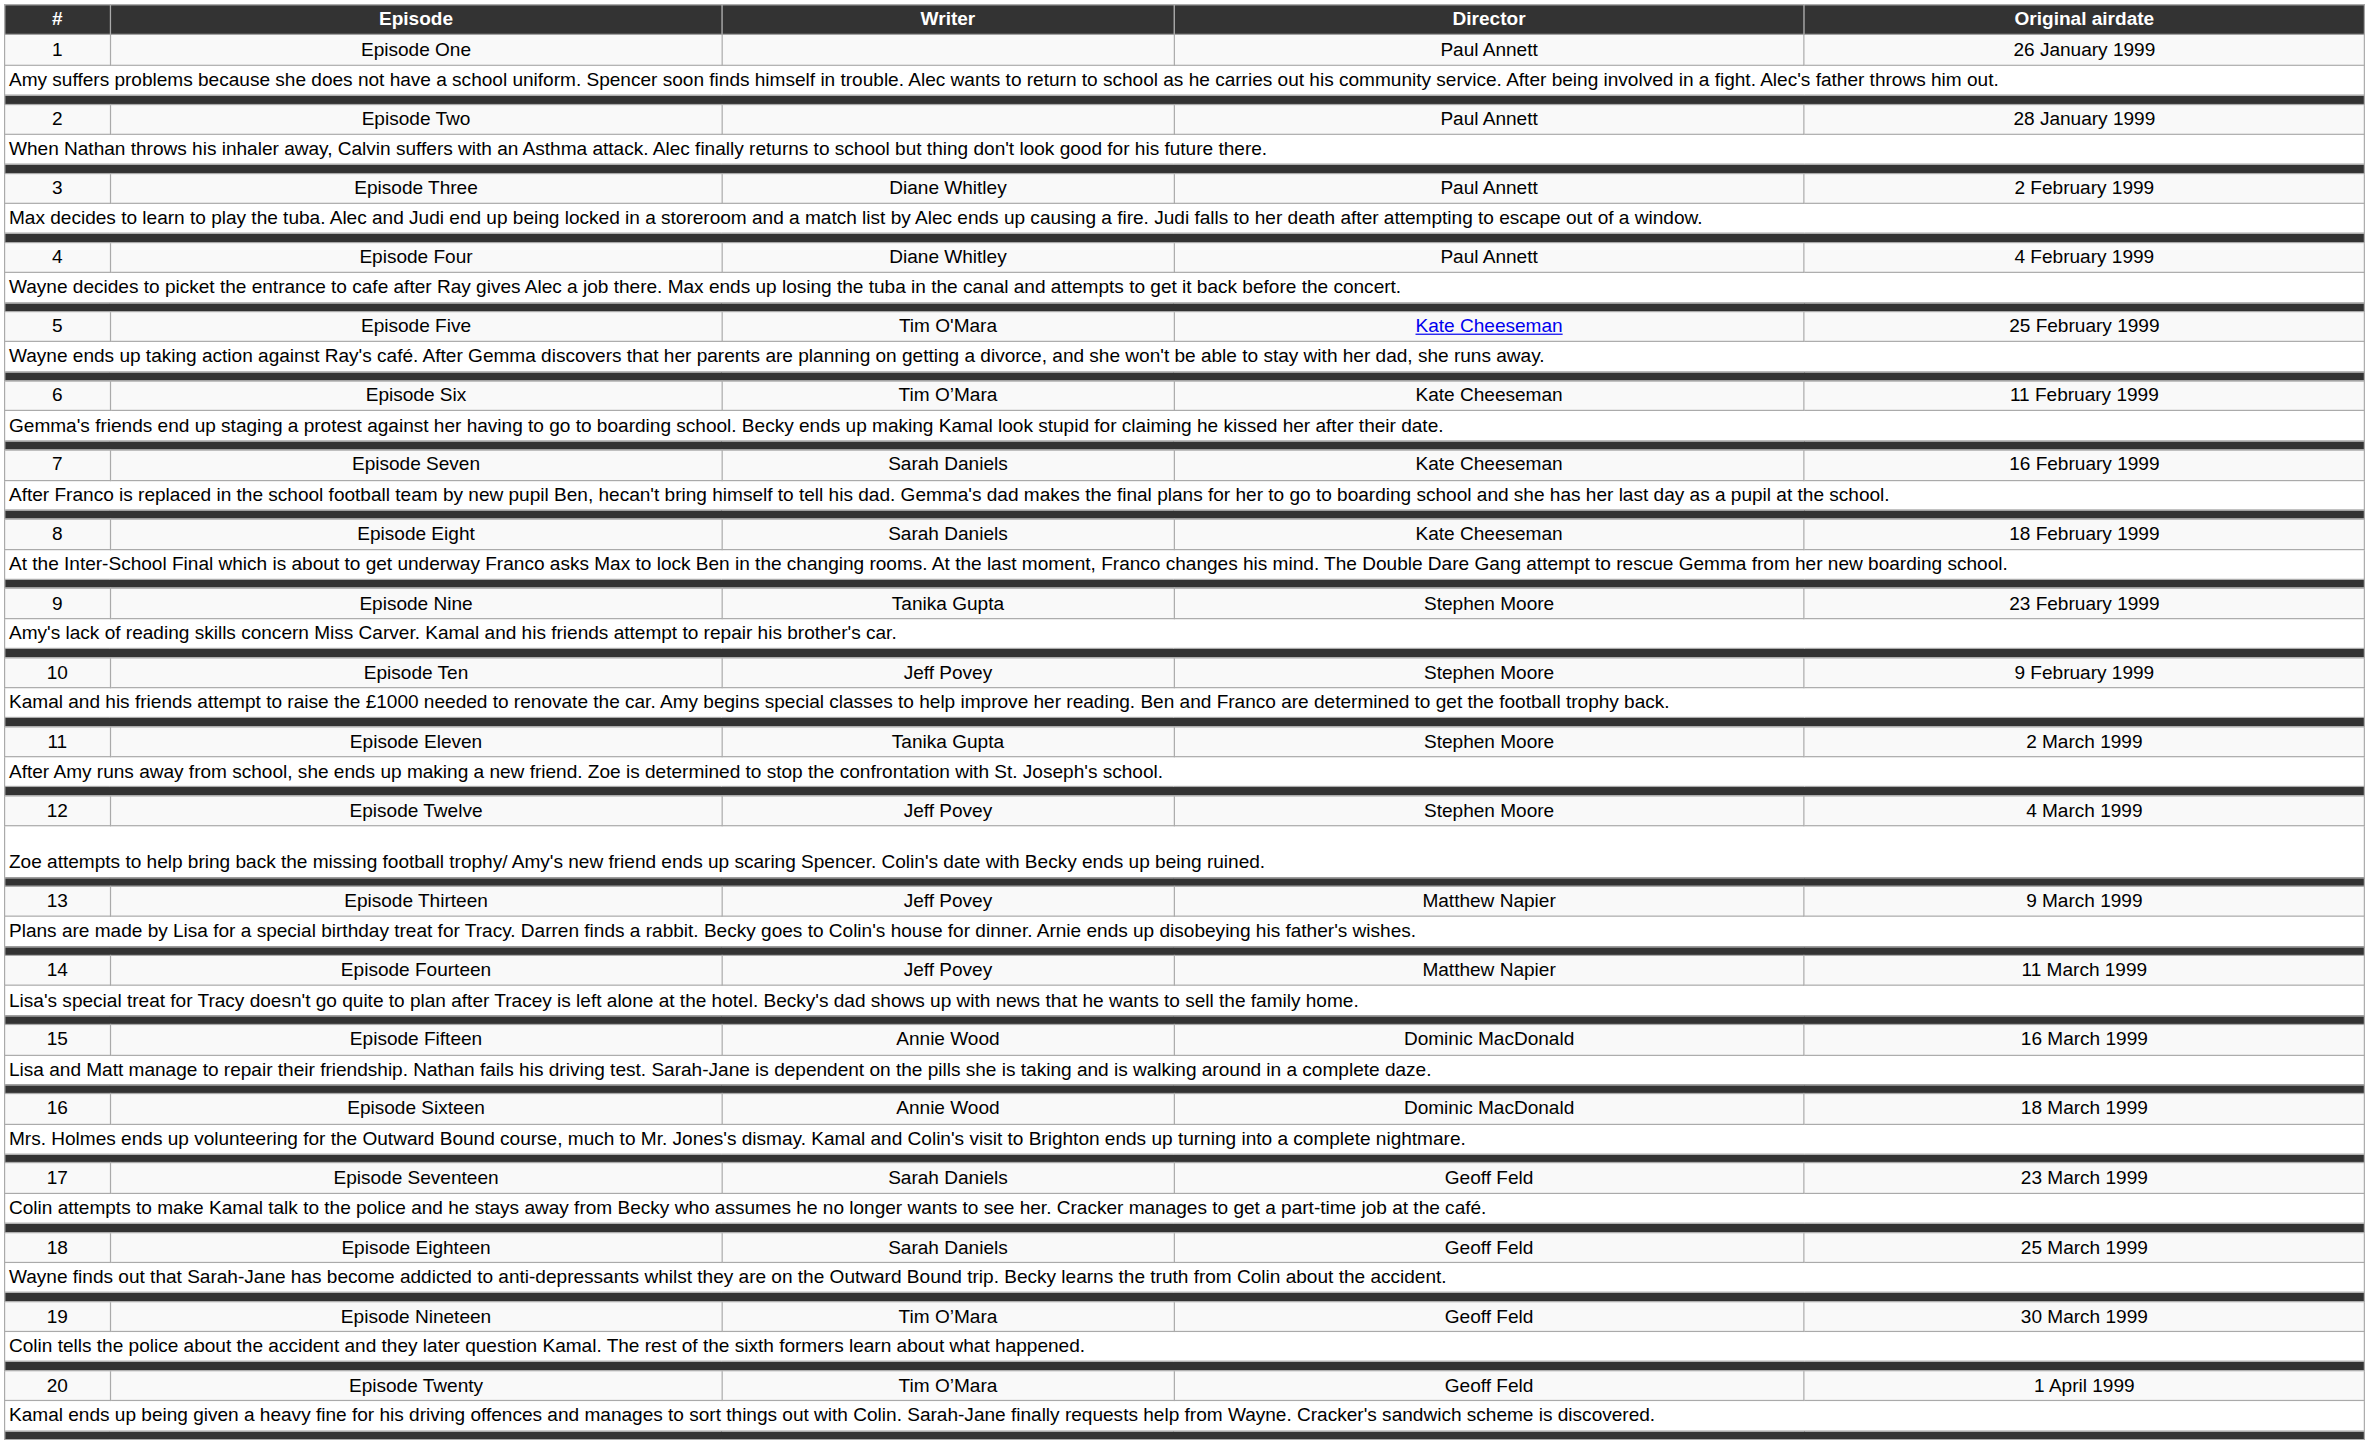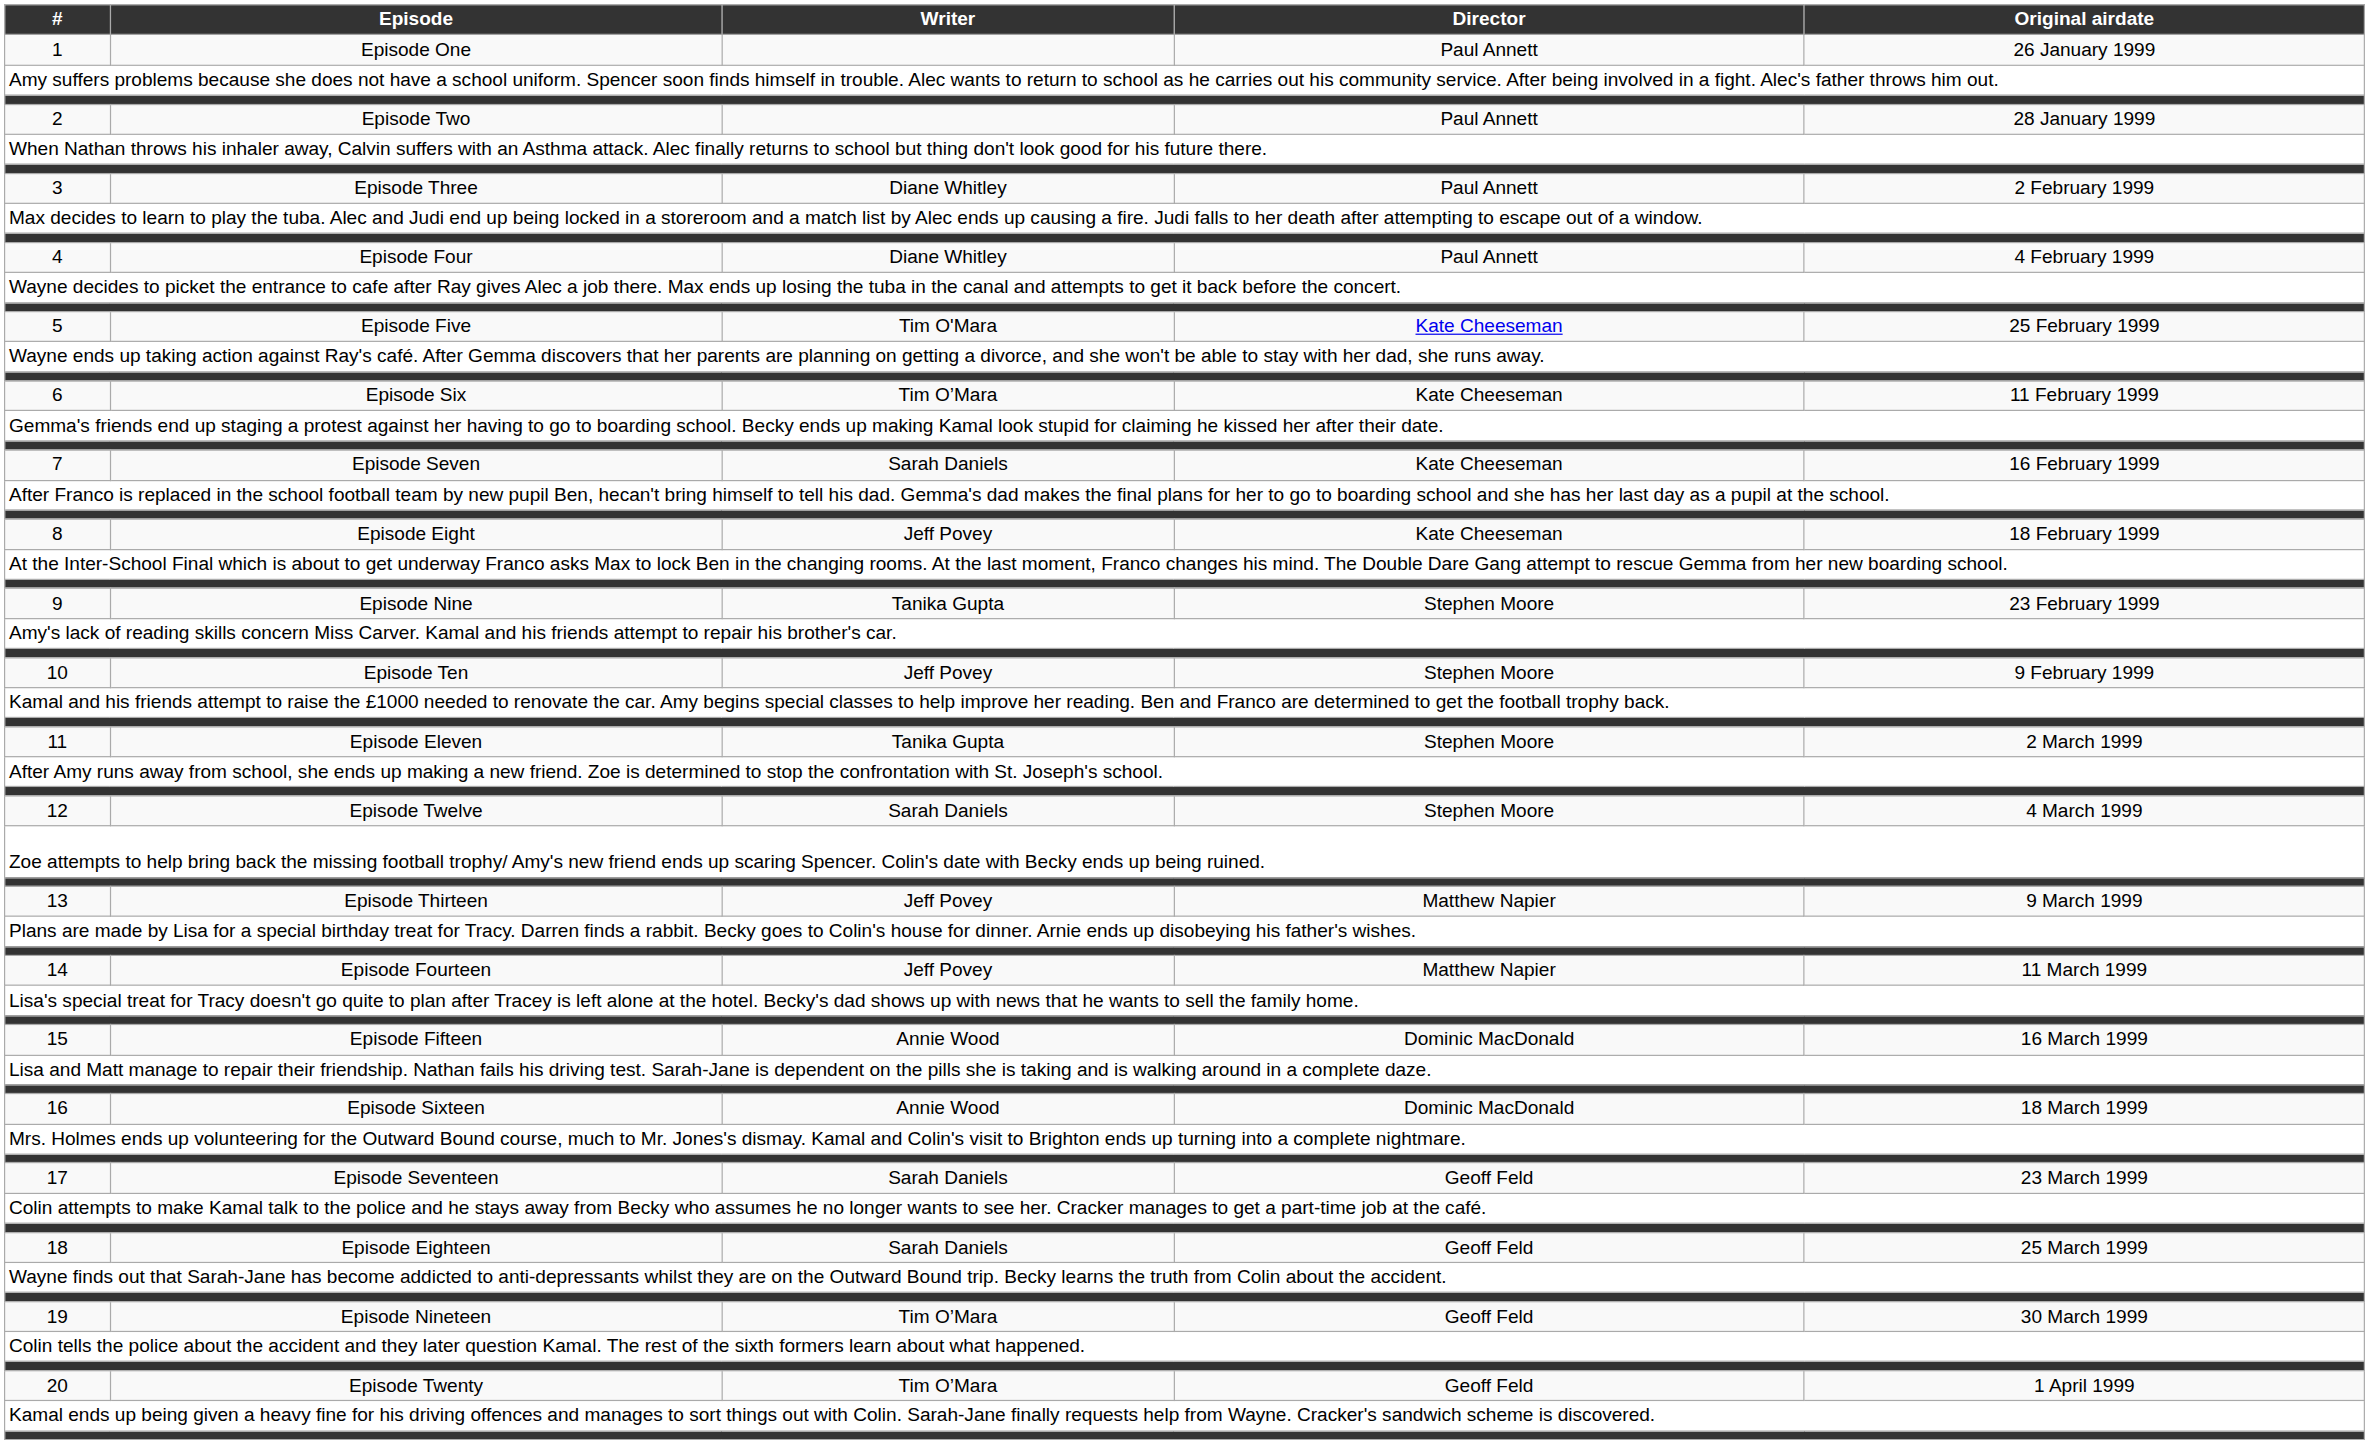(948, 533) Sarah Daniels -> (948, 533) Jeff Povey
(948, 810) Jeff Povey -> (948, 810) Sarah Daniels
